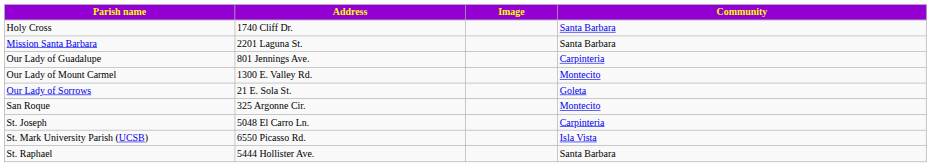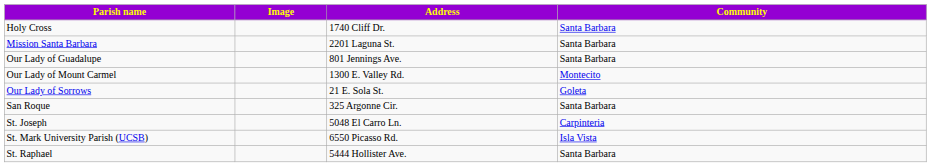columns swapped: (511, 12) <-> (350, 12)
(582, 59) Carpinteria -> (588, 59) Santa Barbara
(580, 106) Montecito -> (588, 106) Santa Barbara
